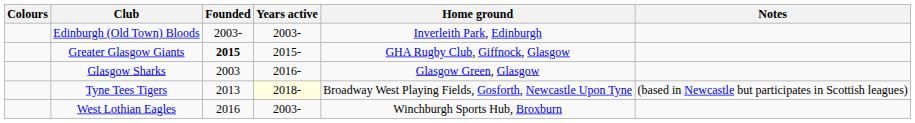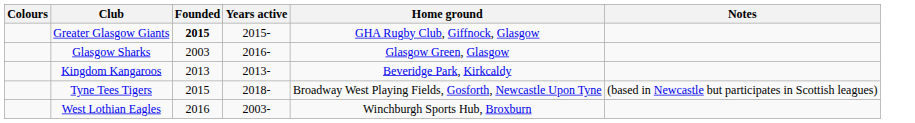- row: (127, 33)
+ row: (111, 71)
(228, 90) 2013 -> (198, 90) 2015
(287, 90) lightyellow background -> (257, 90) no background
